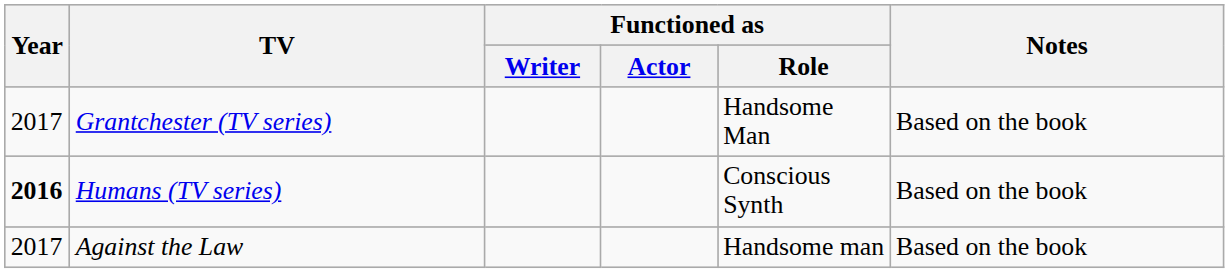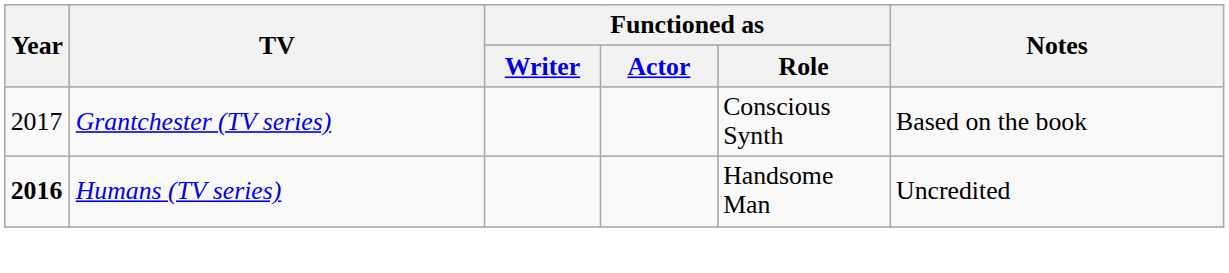(778, 121) Handsome Man -> (777, 121) Conscious Synth
(777, 190) Conscious Synth -> (778, 190) Handsome Man
(992, 190) Based on the book -> (953, 190) Uncredited
- row: (159, 246)
